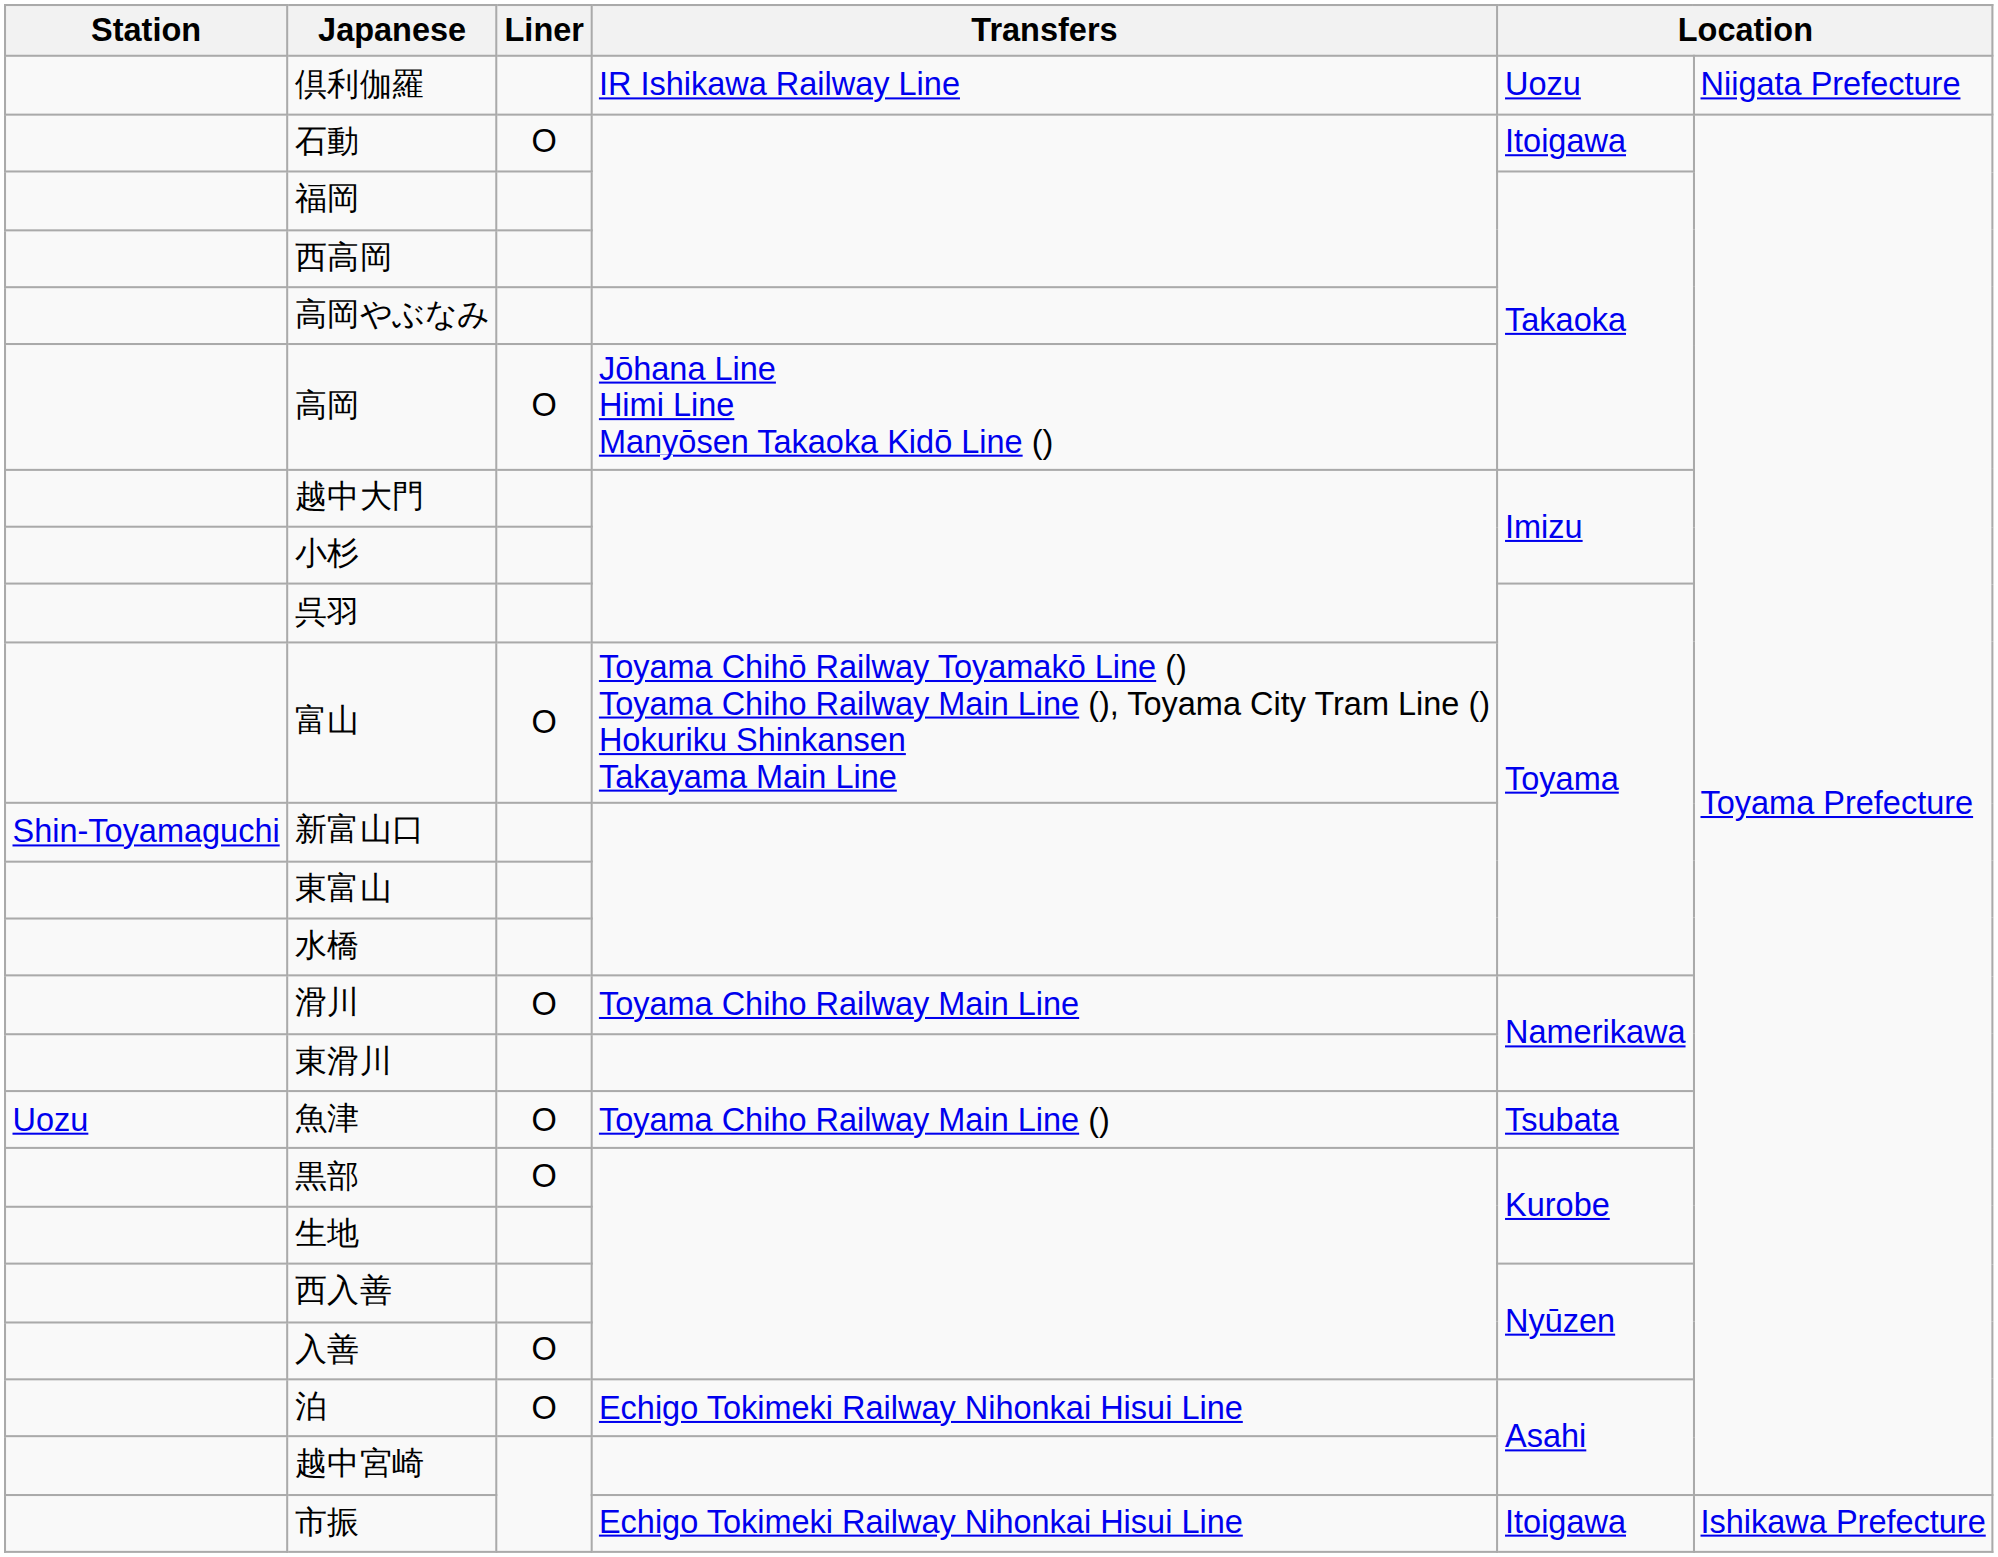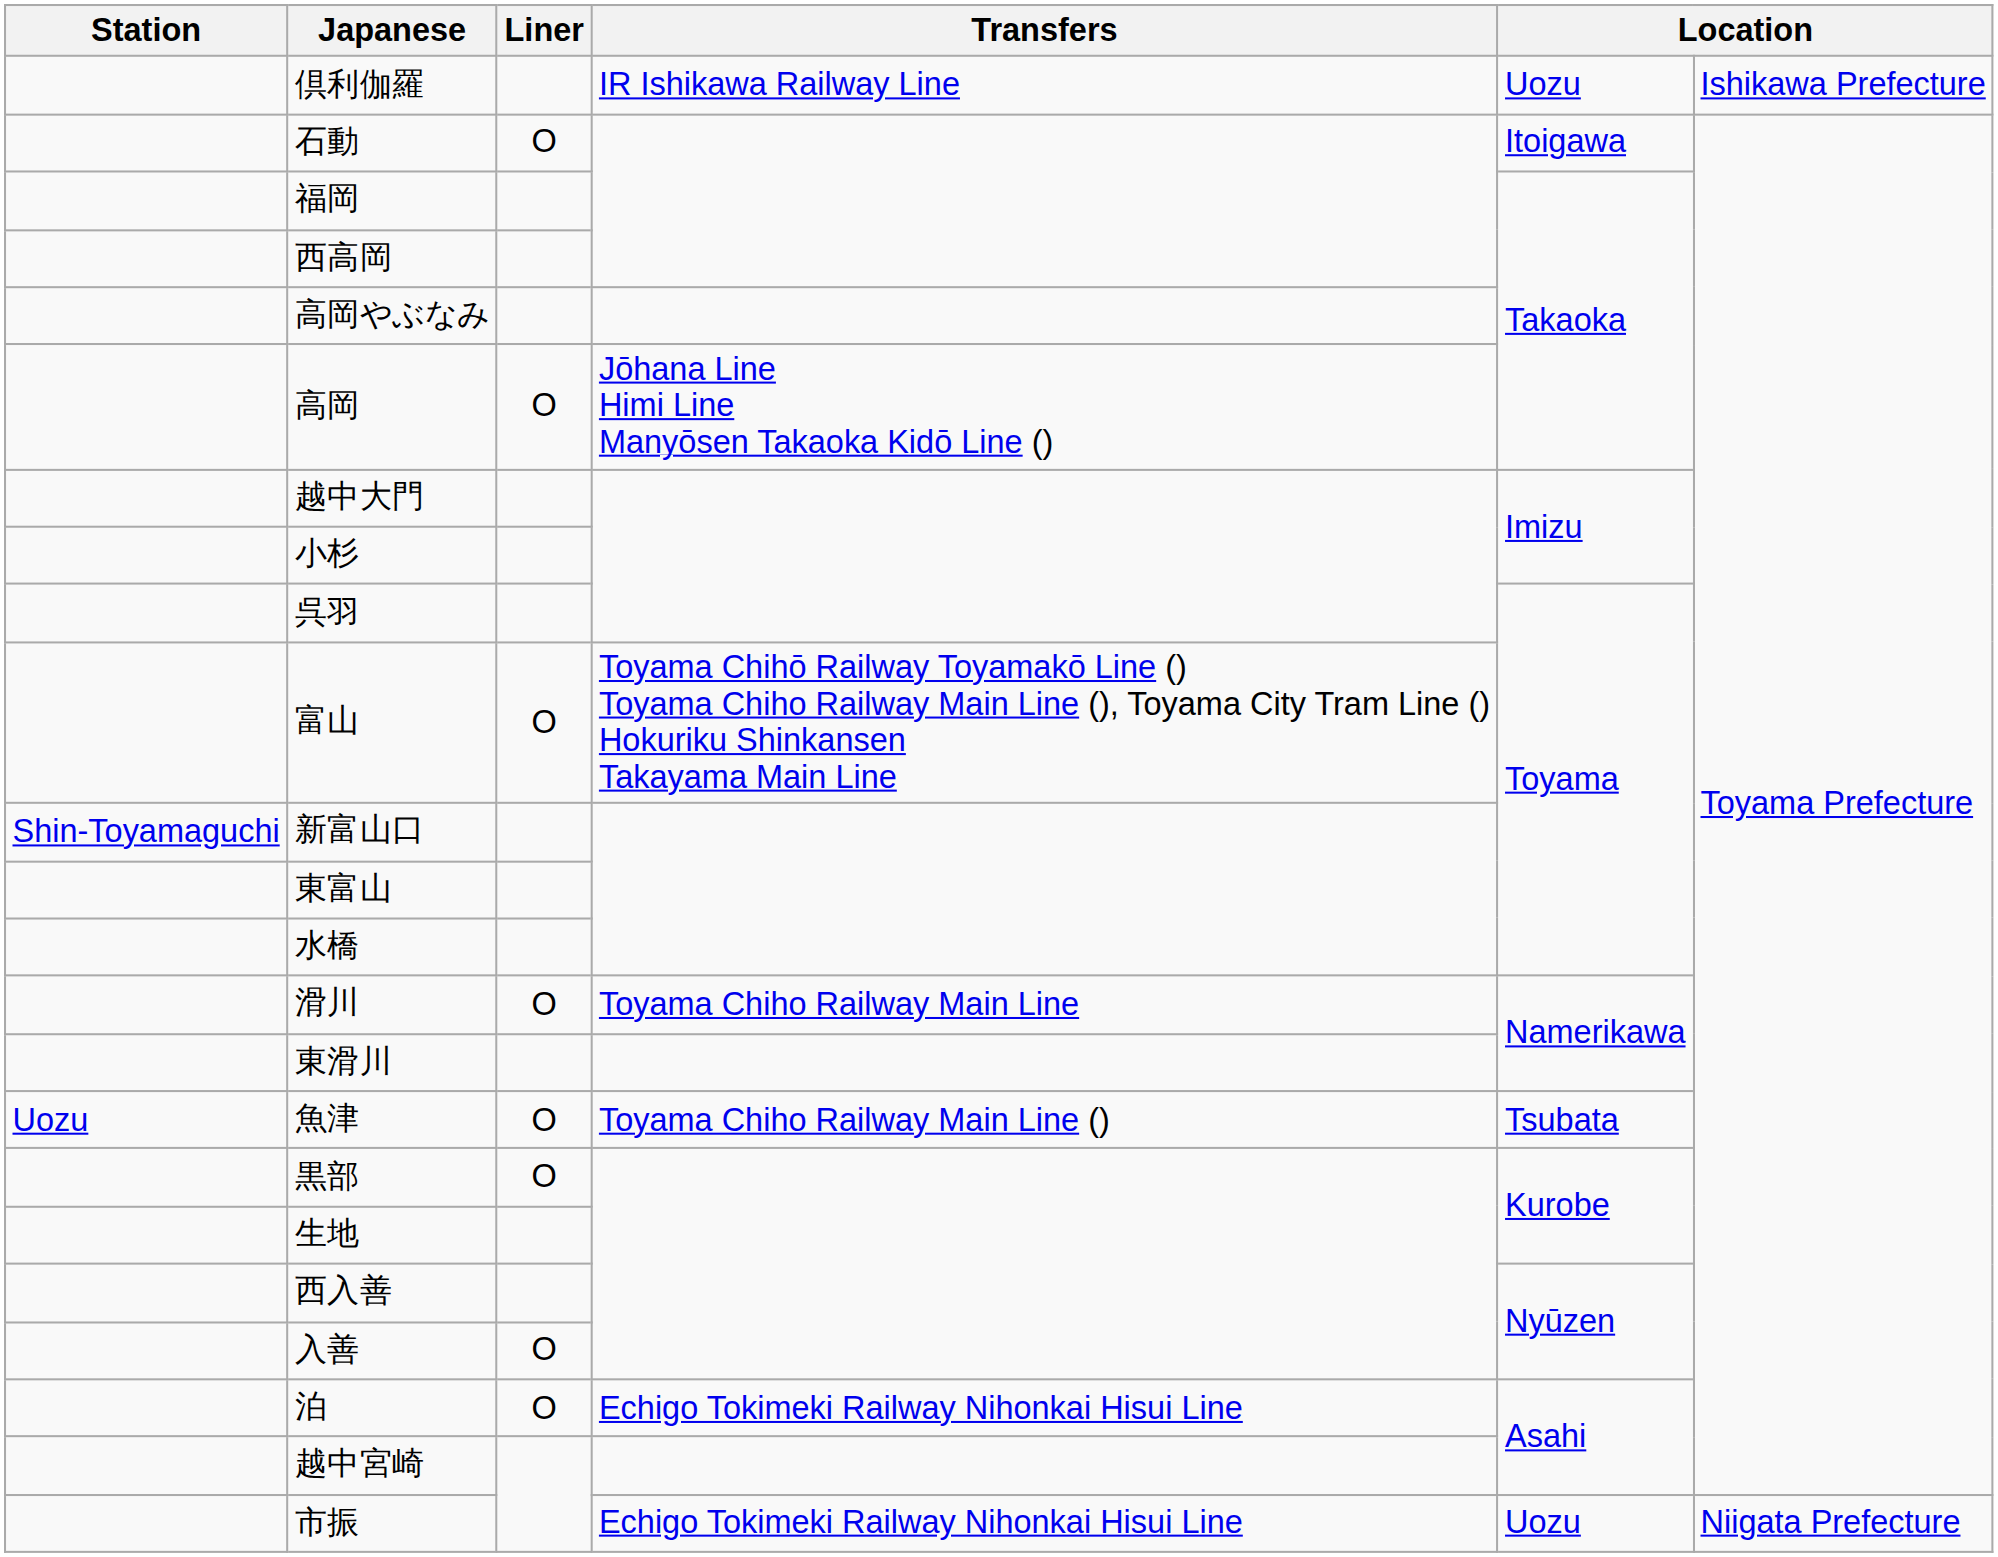(1830, 84) Niigata Prefecture -> (1843, 84) Ishikawa Prefecture
(1566, 1522) Itoigawa -> (1543, 1522) Uozu
(1843, 1522) Ishikawa Prefecture -> (1830, 1522) Niigata Prefecture
